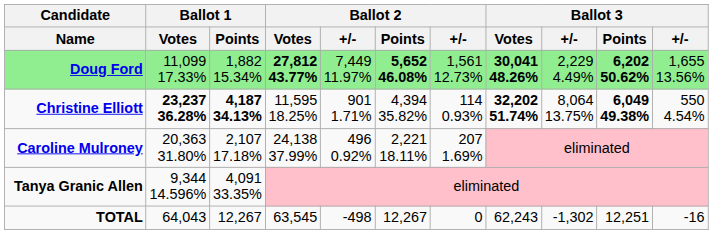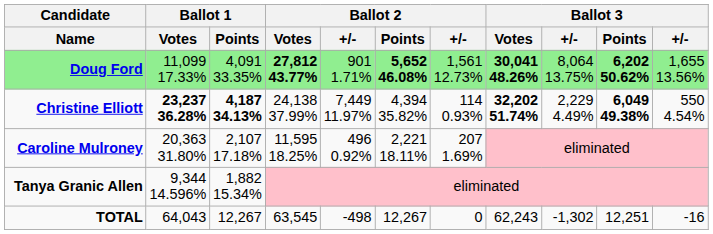(237, 69) 1,882 15.34% -> (237, 69) 4,091 33.35%
(348, 69) 7,449 11.97% -> (351, 69) 901 1.71%
(573, 69) 2,229 4.49% -> (569, 69) 8,064 13.75%
(293, 108) 11,595 18.25% -> (293, 108) 24,138 37.99%
(351, 108) 901 1.71% -> (348, 108) 7,449 11.97%
(569, 108) 8,064 13.75% -> (573, 108) 2,229 4.49%
(293, 147) 24,138 37.99% -> (293, 147) 11,595 18.25%
(237, 186) 4,091 33.35% -> (237, 186) 1,882 15.34%
